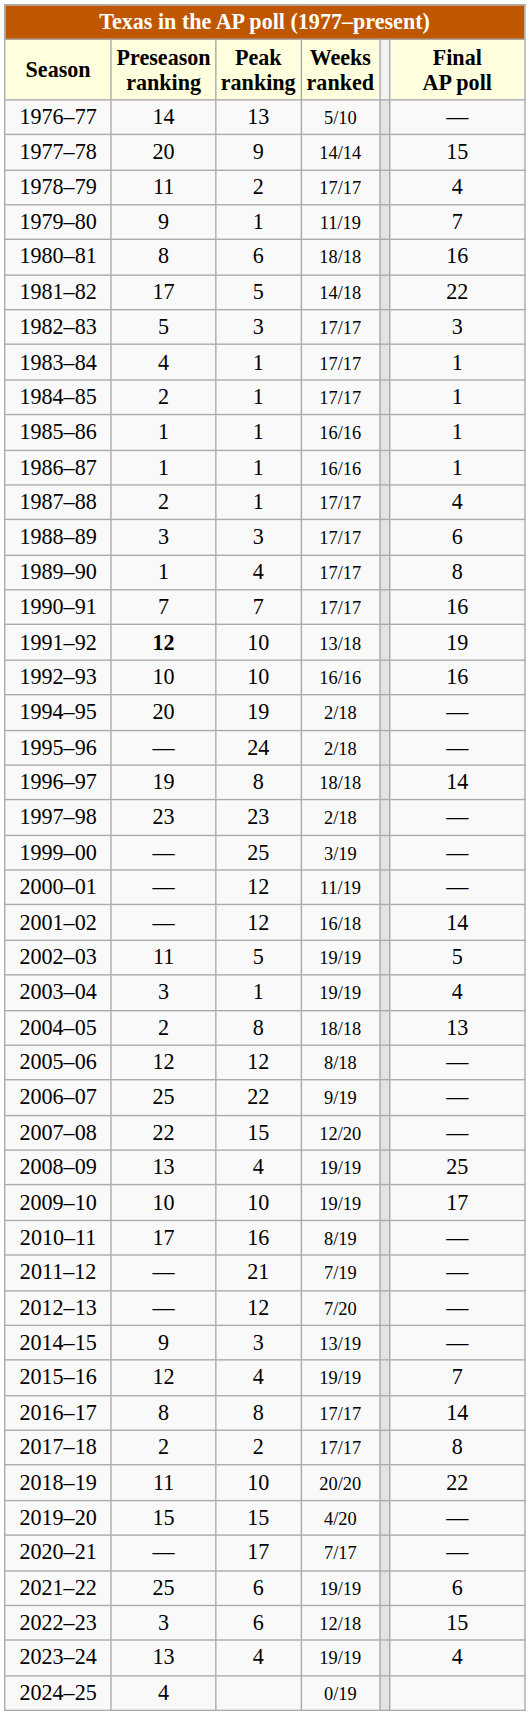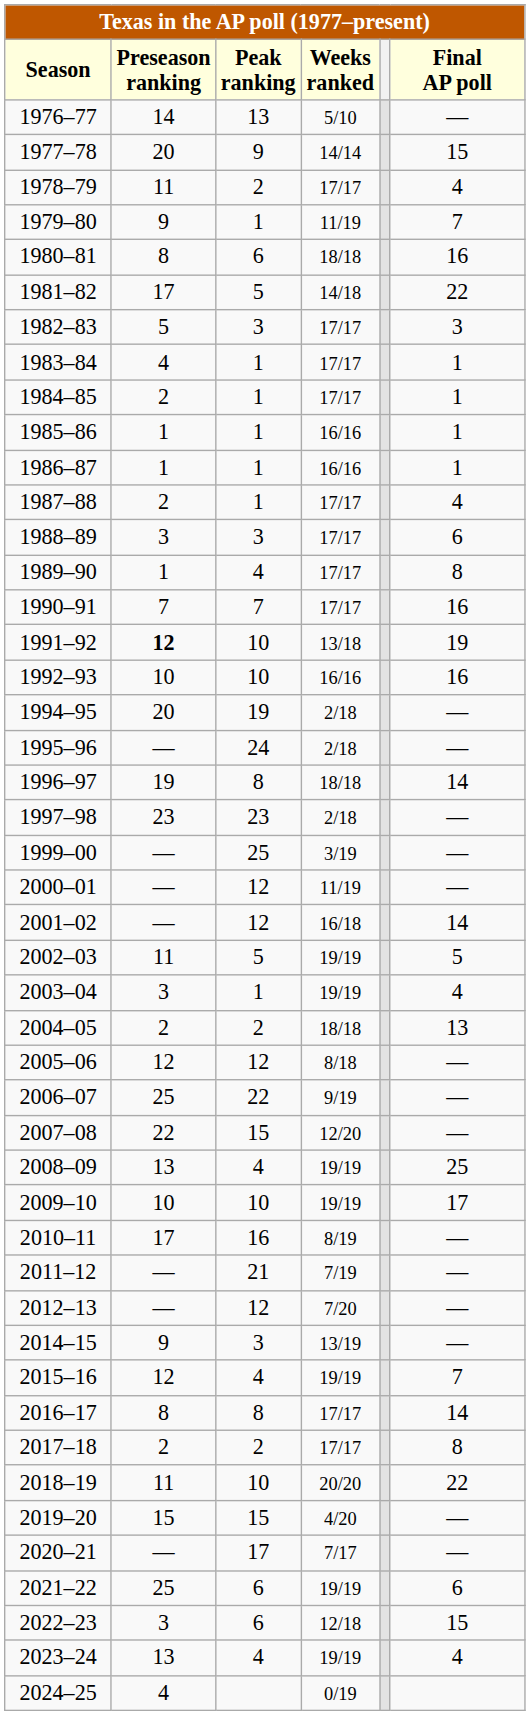(258, 1027) 8 -> (258, 1027) 2
